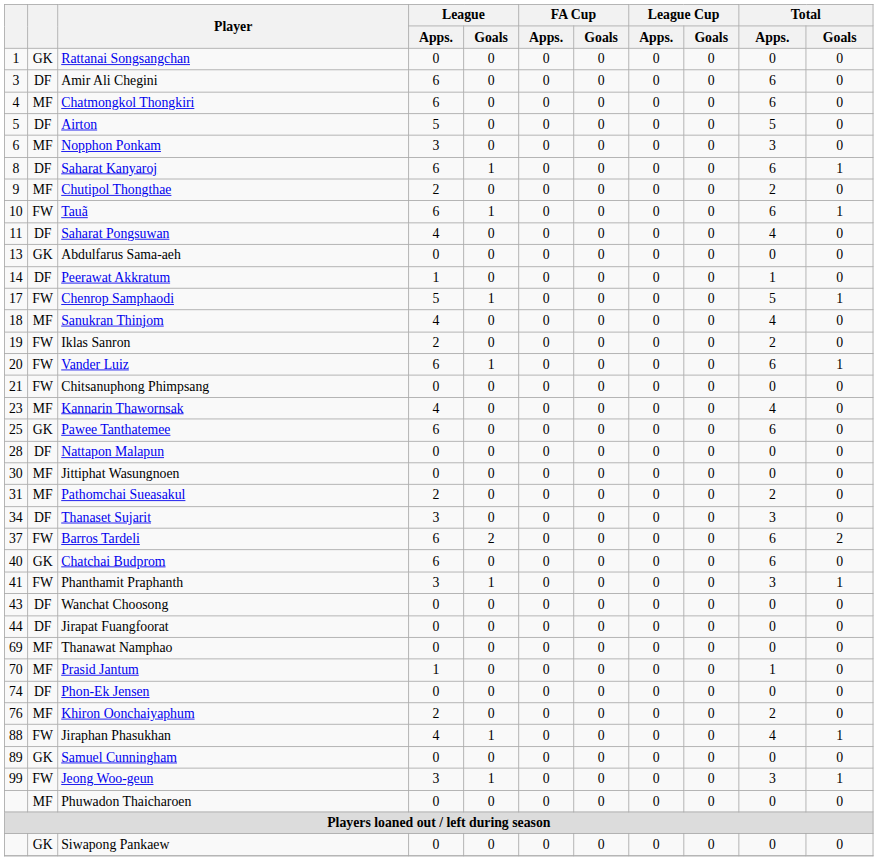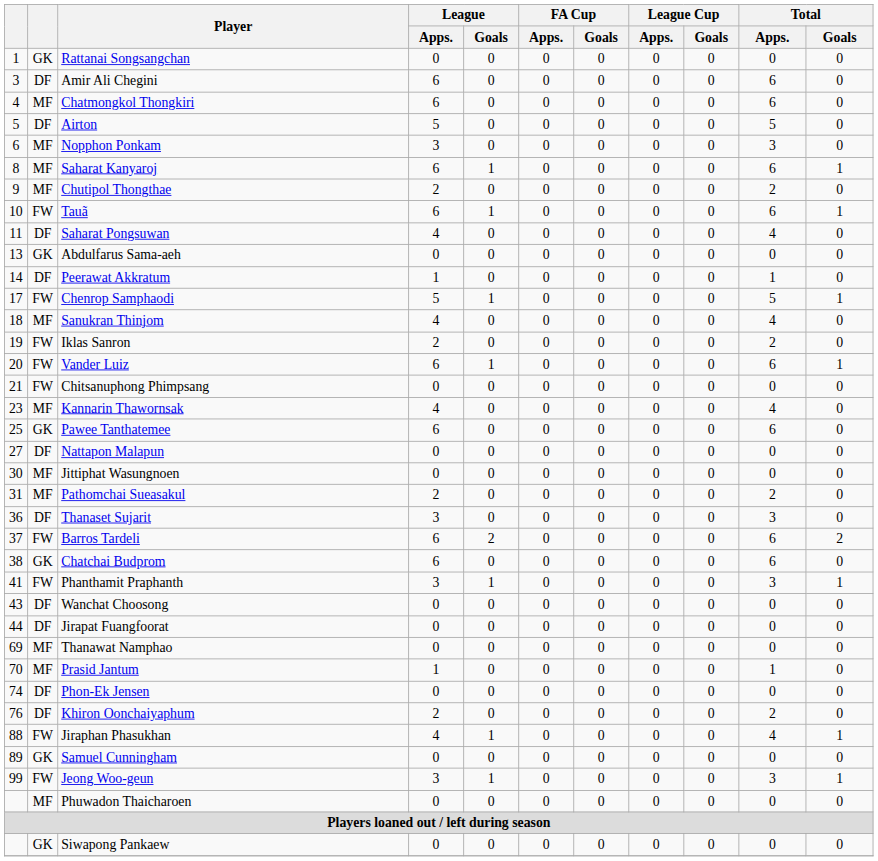(43, 168) DF -> (43, 168) MF
(16, 451) 28 -> (16, 451) 27
(16, 517) 34 -> (16, 517) 36
(16, 560) 40 -> (16, 560) 38
(43, 713) MF -> (43, 713) DF
